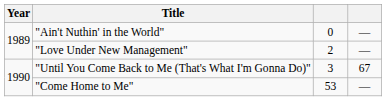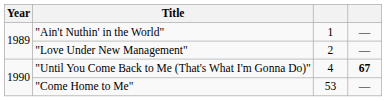(330, 31) 0 -> (330, 31) 1
(330, 68) 3 -> (330, 68) 4
(365, 68) normal -> (365, 68) bold
